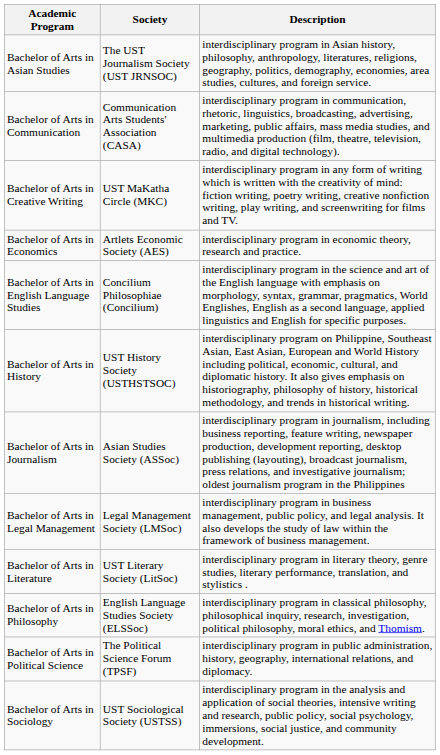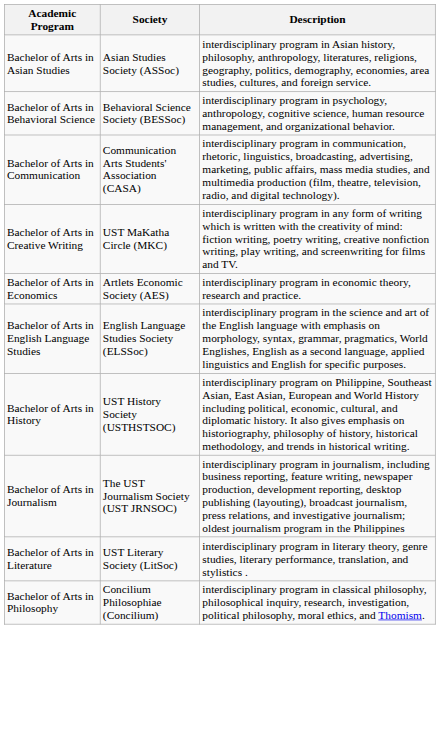(146, 63) The UST Journalism Society (UST JRNSOC) -> (141, 63) Asian Studies Society (ASSoc)
+ row: (51, 113)
(132, 295) Concilium Philosophiae (Concilium) -> (144, 338) English Language Studies Society (ELSSoc)
(141, 452) Asian Studies Society (ASSoc) -> (146, 496) The UST Journalism Society (UST JRNSOC)
- row: (51, 521)
(144, 615) English Language Studies Society (ELSSoc) -> (132, 602) Concilium Philosophiae (Concilium)
- row: (50, 658)
- row: (50, 715)
